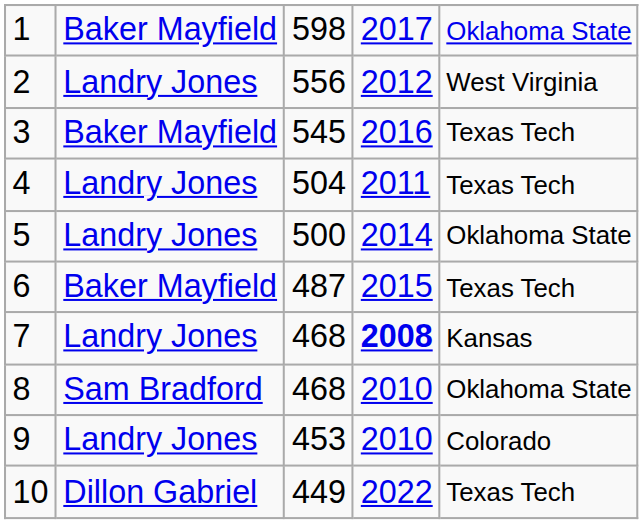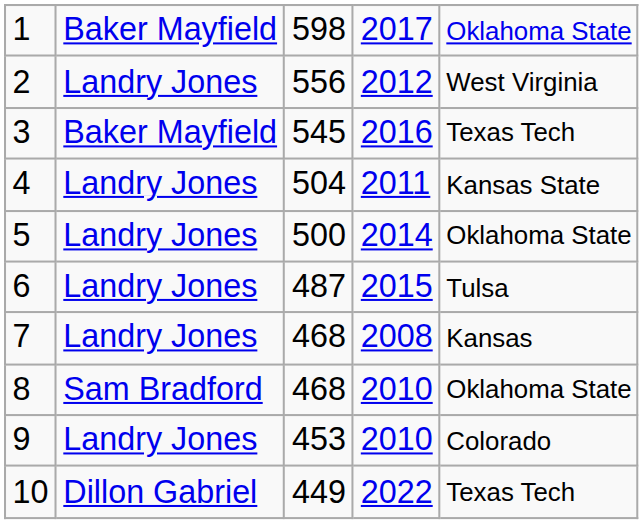(511, 184) Texas Tech -> (523, 184) Kansas State
(170, 286) Baker Mayfield -> (160, 286) Landry Jones
(511, 287) Texas Tech -> (477, 287) Tulsa
(397, 337) bold -> (397, 337) normal
